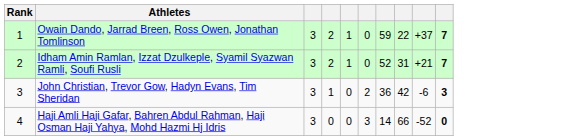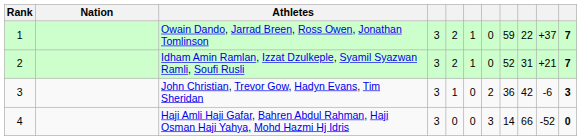+ column: (97, 12)
